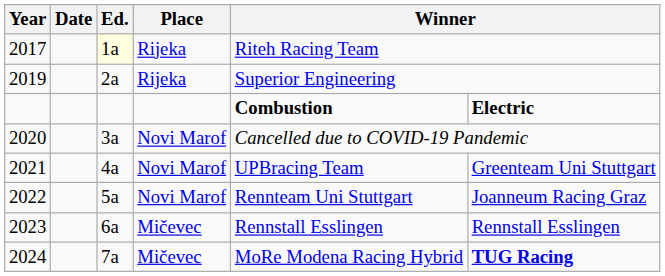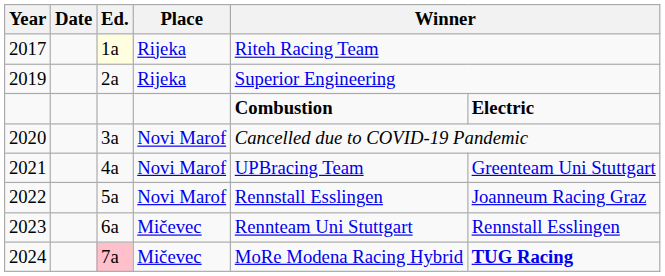(324, 197) Rennteam Uni Stuttgart -> (309, 197) Rennstall Esslingen
(309, 227) Rennstall Esslingen -> (324, 227) Rennteam Uni Stuttgart
(110, 256) no background -> (110, 256) pink background
